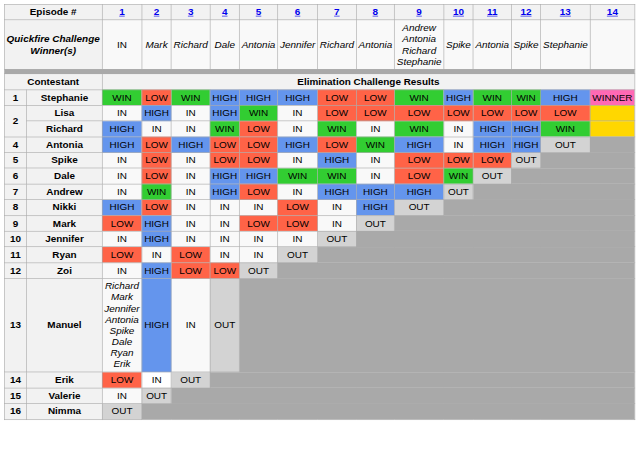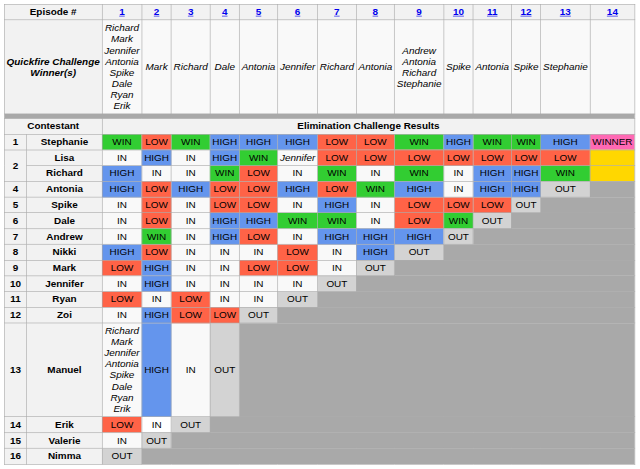(122, 44) IN -> (122, 67) Richard Mark Jennifer Antonia Spike Dale Ryan Erik
(298, 113) IN -> (298, 157) Jennifer
